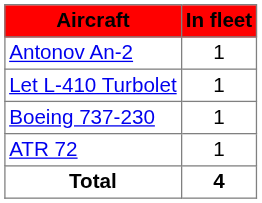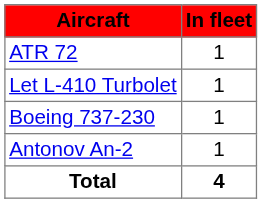rows swapped: (43, 149) <-> (71, 52)
